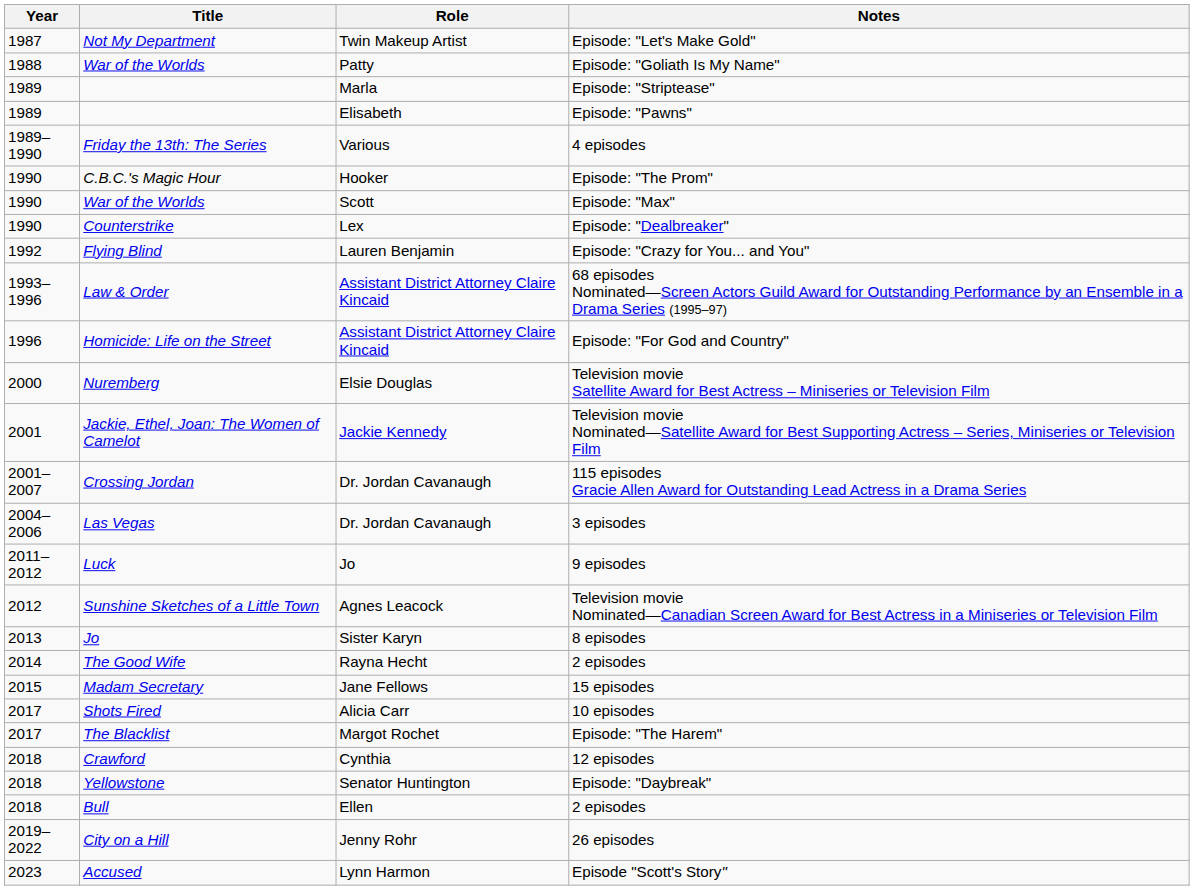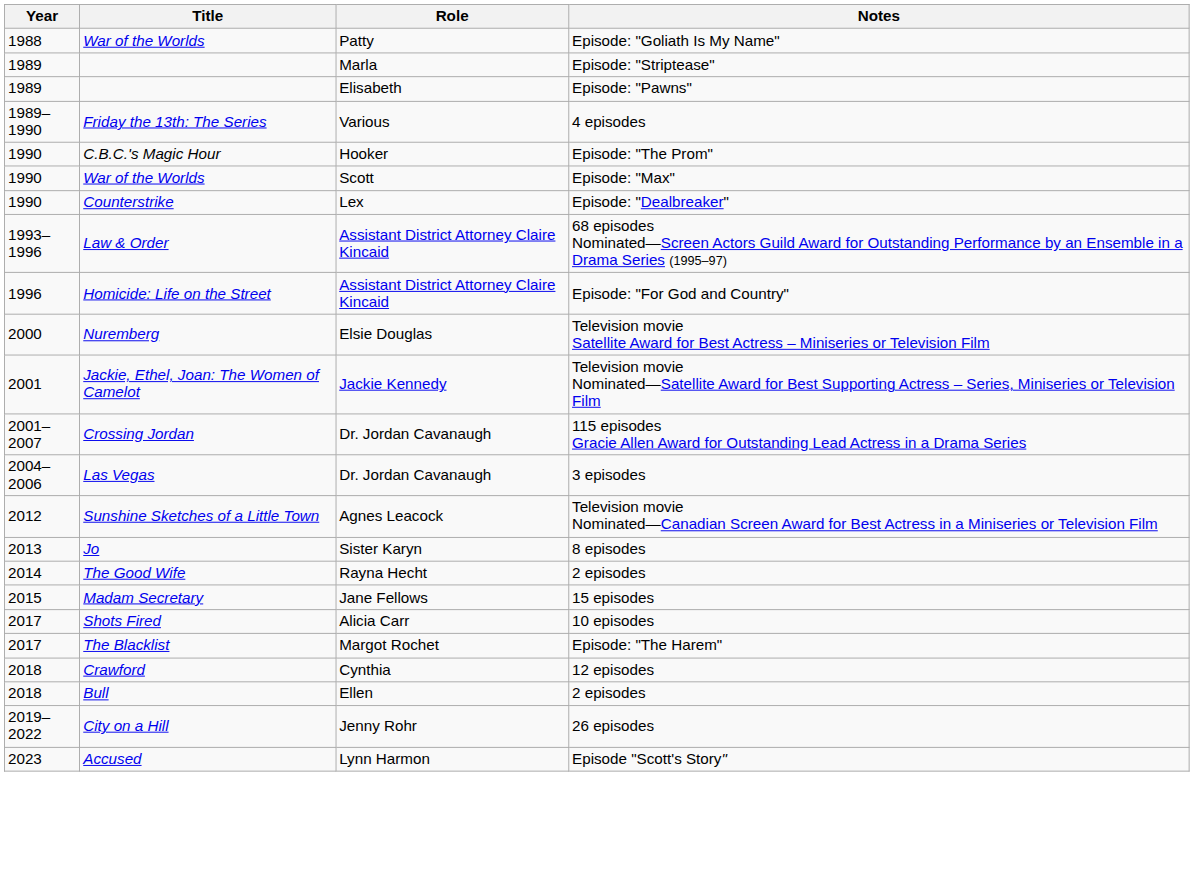- row: (149, 40)
- row: (123, 250)
- row: (99, 564)
- row: (124, 783)
